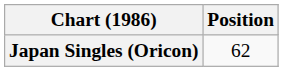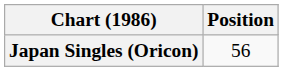(241, 50) 62 -> (241, 50) 56
